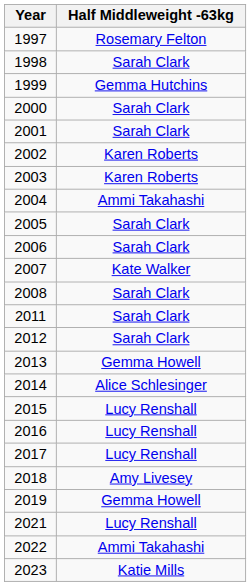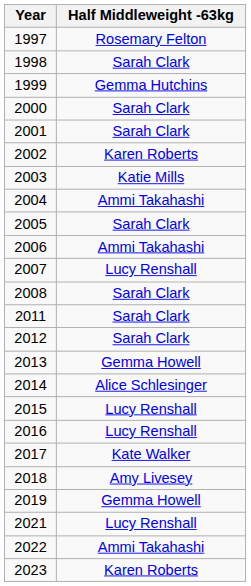(151, 177) Karen Roberts -> (151, 177) Katie Mills
(151, 246) Sarah Clark -> (151, 246) Ammi Takahashi
(151, 270) Kate Walker -> (151, 270) Lucy Renshall
(151, 454) Lucy Renshall -> (151, 454) Kate Walker
(151, 570) Katie Mills -> (151, 570) Karen Roberts
